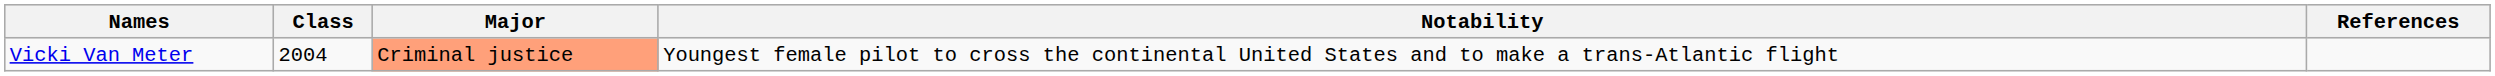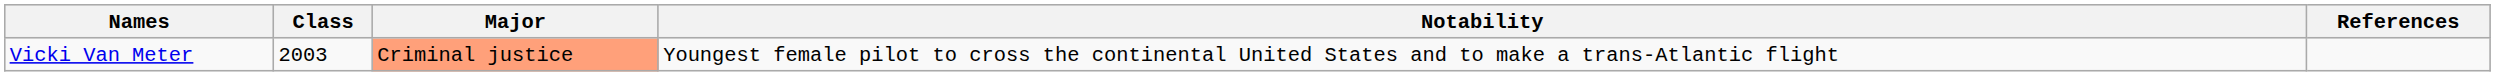(303, 55) 2004 -> (303, 55) 2003
